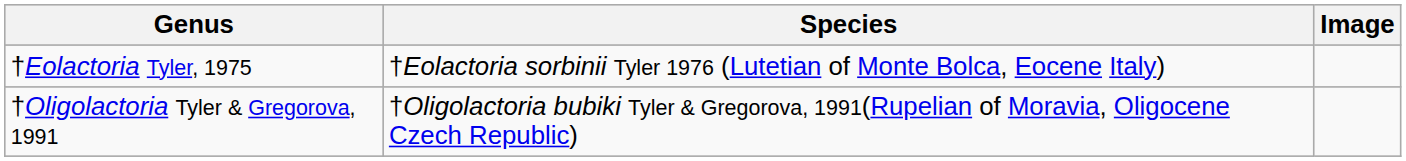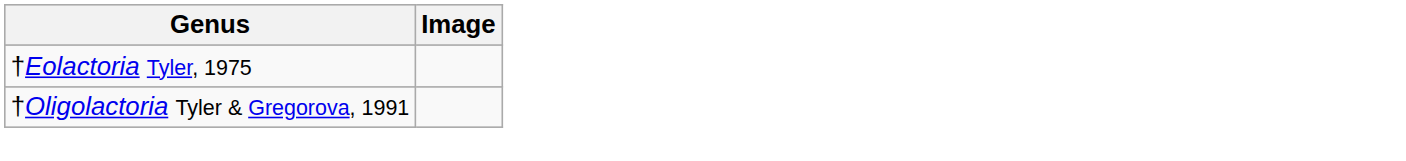- column: (849, 24)
